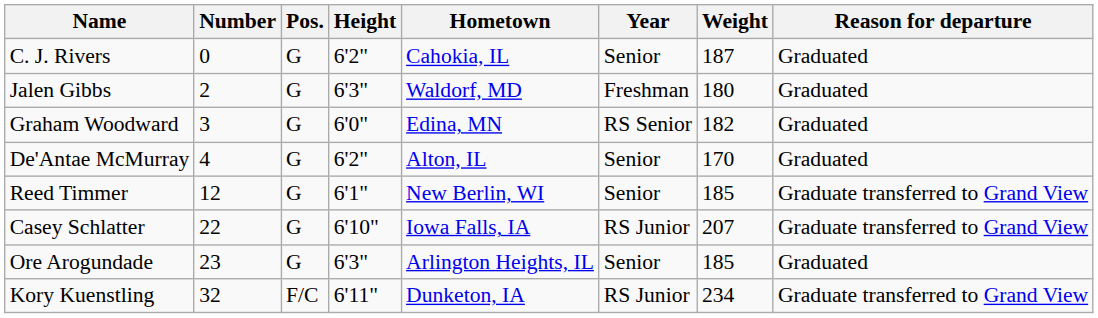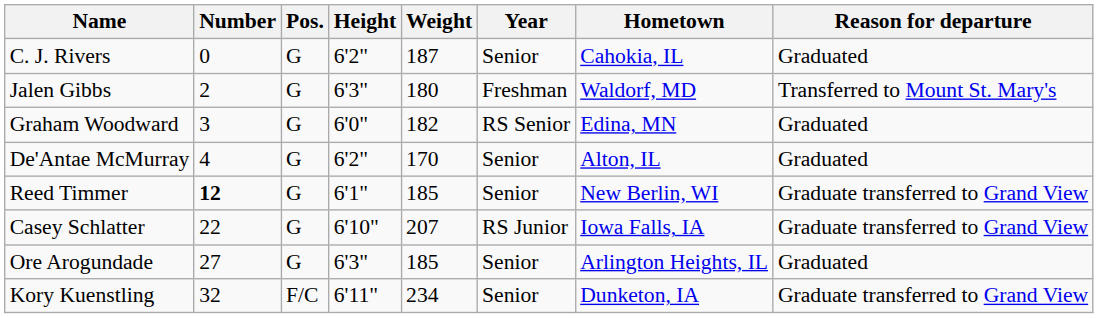columns swapped: (735, 21) <-> (500, 21)
(823, 90) Graduated -> (917, 90) Transferred to Mount St. Mary's
(210, 192) normal -> (210, 192) bold
(210, 261) 23 -> (210, 261) 27
(647, 295) RS Junior -> (510, 295) Senior
